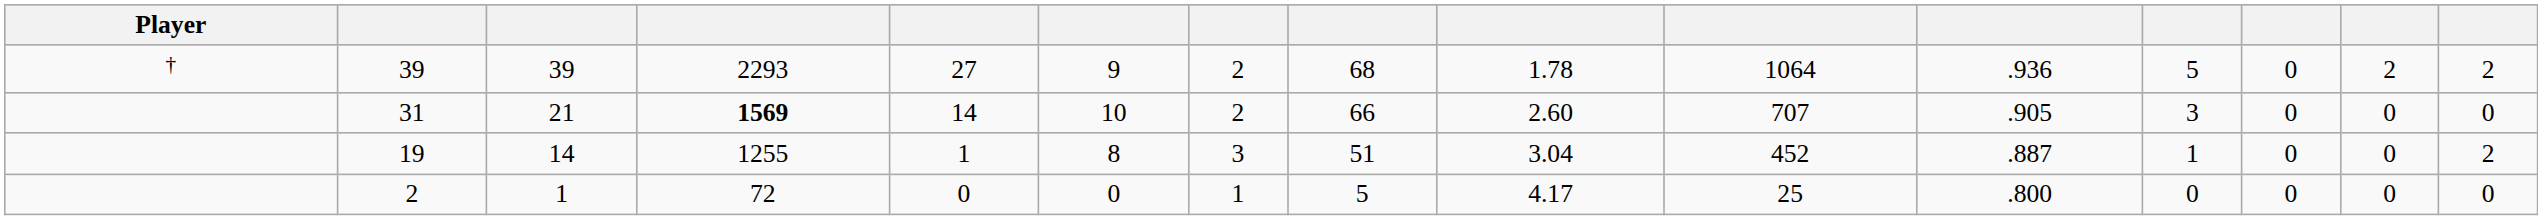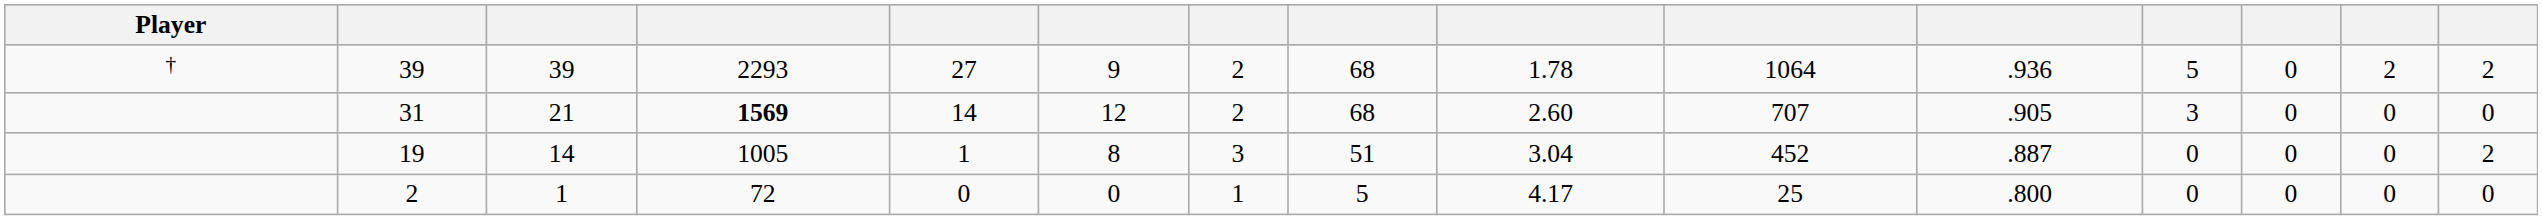(1114, 112) 10 -> (1114, 112) 12
(1362, 112) 66 -> (1362, 112) 68
(763, 153) 1255 -> (763, 153) 1005
(2192, 153) 1 -> (2192, 153) 0
